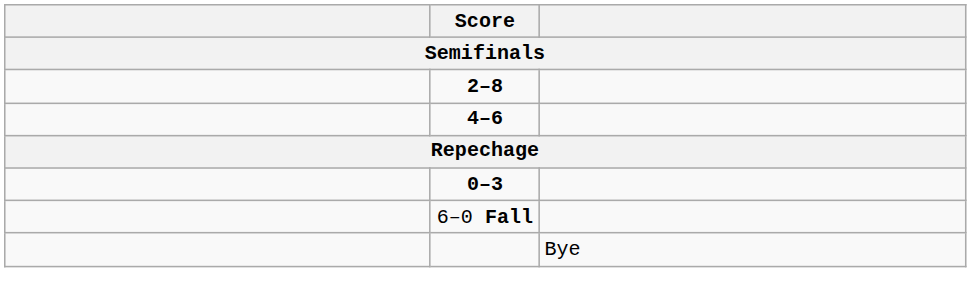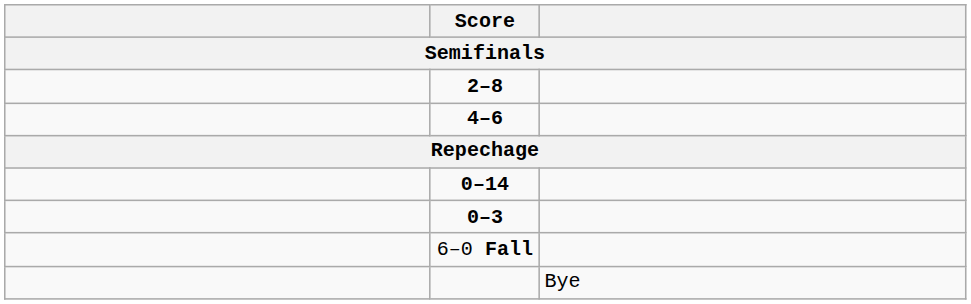+ row: (485, 184)
